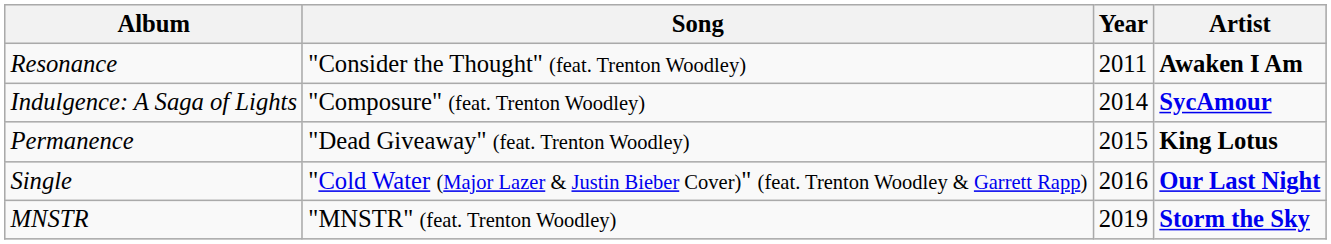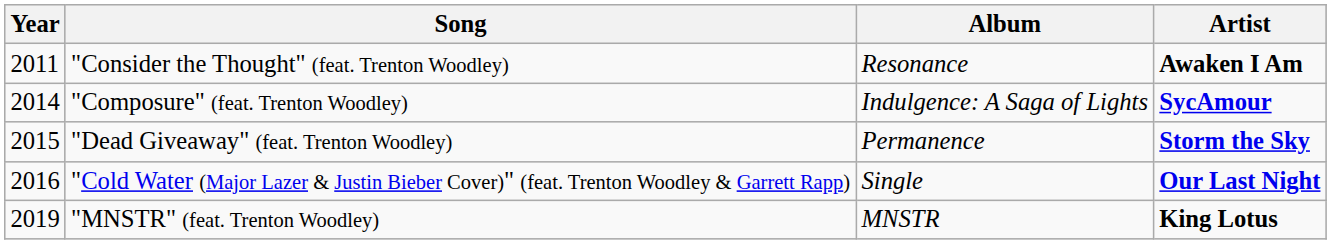columns swapped: (1123, 24) <-> (154, 24)
(1219, 141) King Lotus -> (1235, 141) Storm the Sky
(1235, 219) Storm the Sky -> (1219, 219) King Lotus
